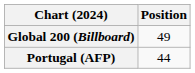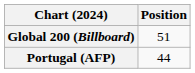(164, 36) 49 -> (164, 36) 51
